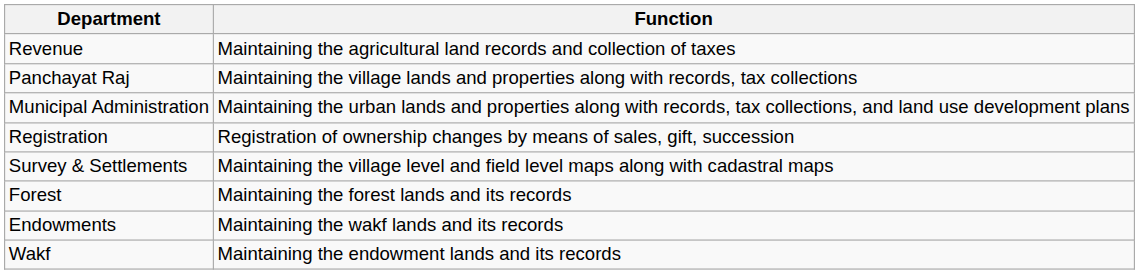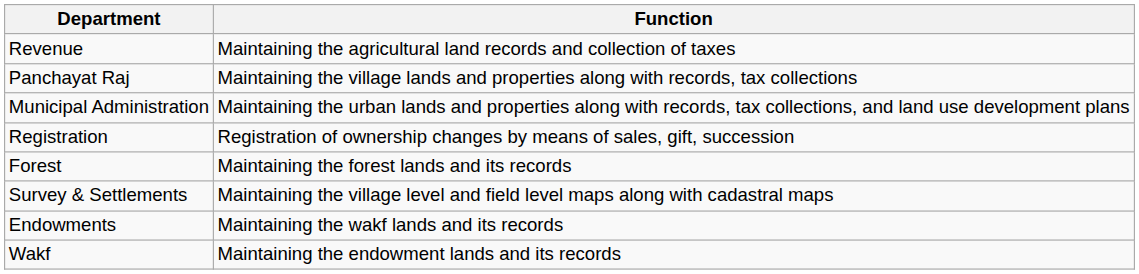rows swapped: (98, 166) <-> (35, 195)
